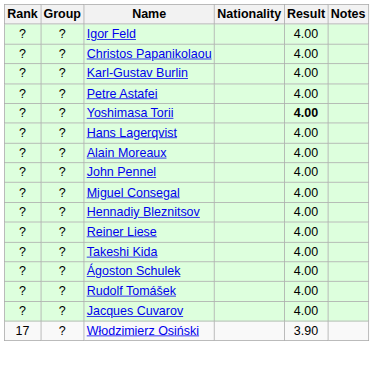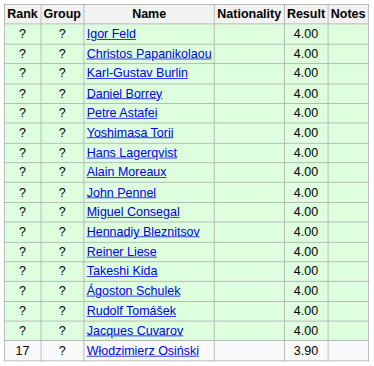+ row: (125, 93)
(306, 113) bold -> (306, 133) normal
